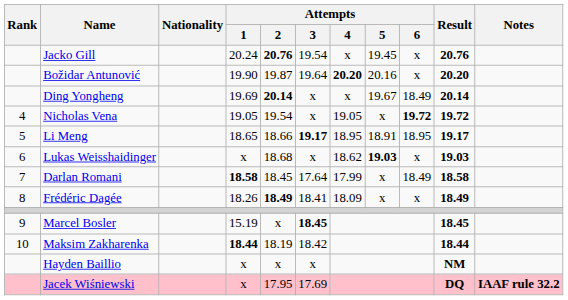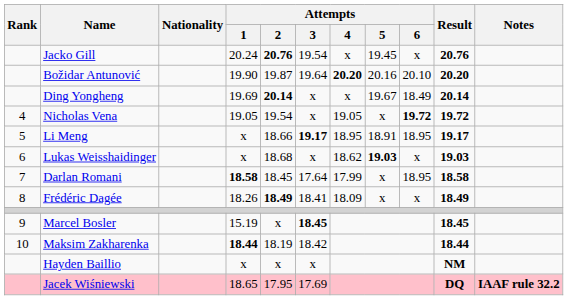(417, 75) x -> (417, 75) 20.10
(243, 136) 18.65 -> (243, 136) x
(417, 177) 18.49 -> (417, 177) 18.95
(243, 284) x -> (243, 284) 18.65
